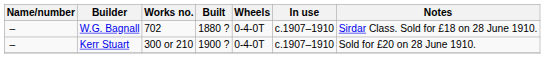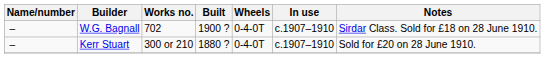(214, 28) 1880 ? -> (214, 28) 1900 ?
(214, 45) 1900 ? -> (214, 45) 1880 ?
